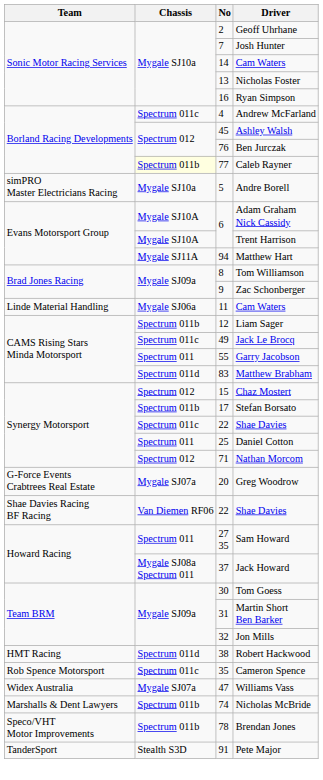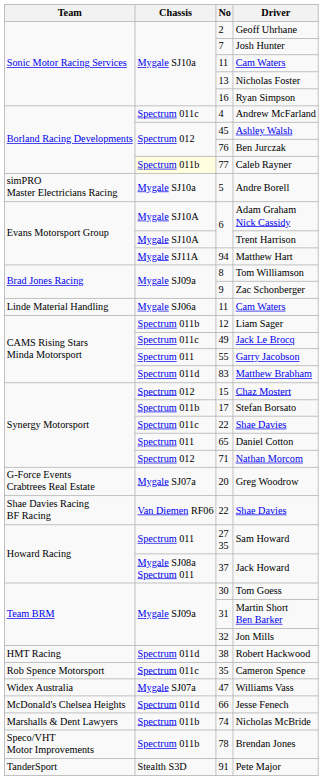(223, 63) 14 -> (223, 63) 11
(223, 442) 25 -> (223, 442) 65
+ row: (66, 704)
